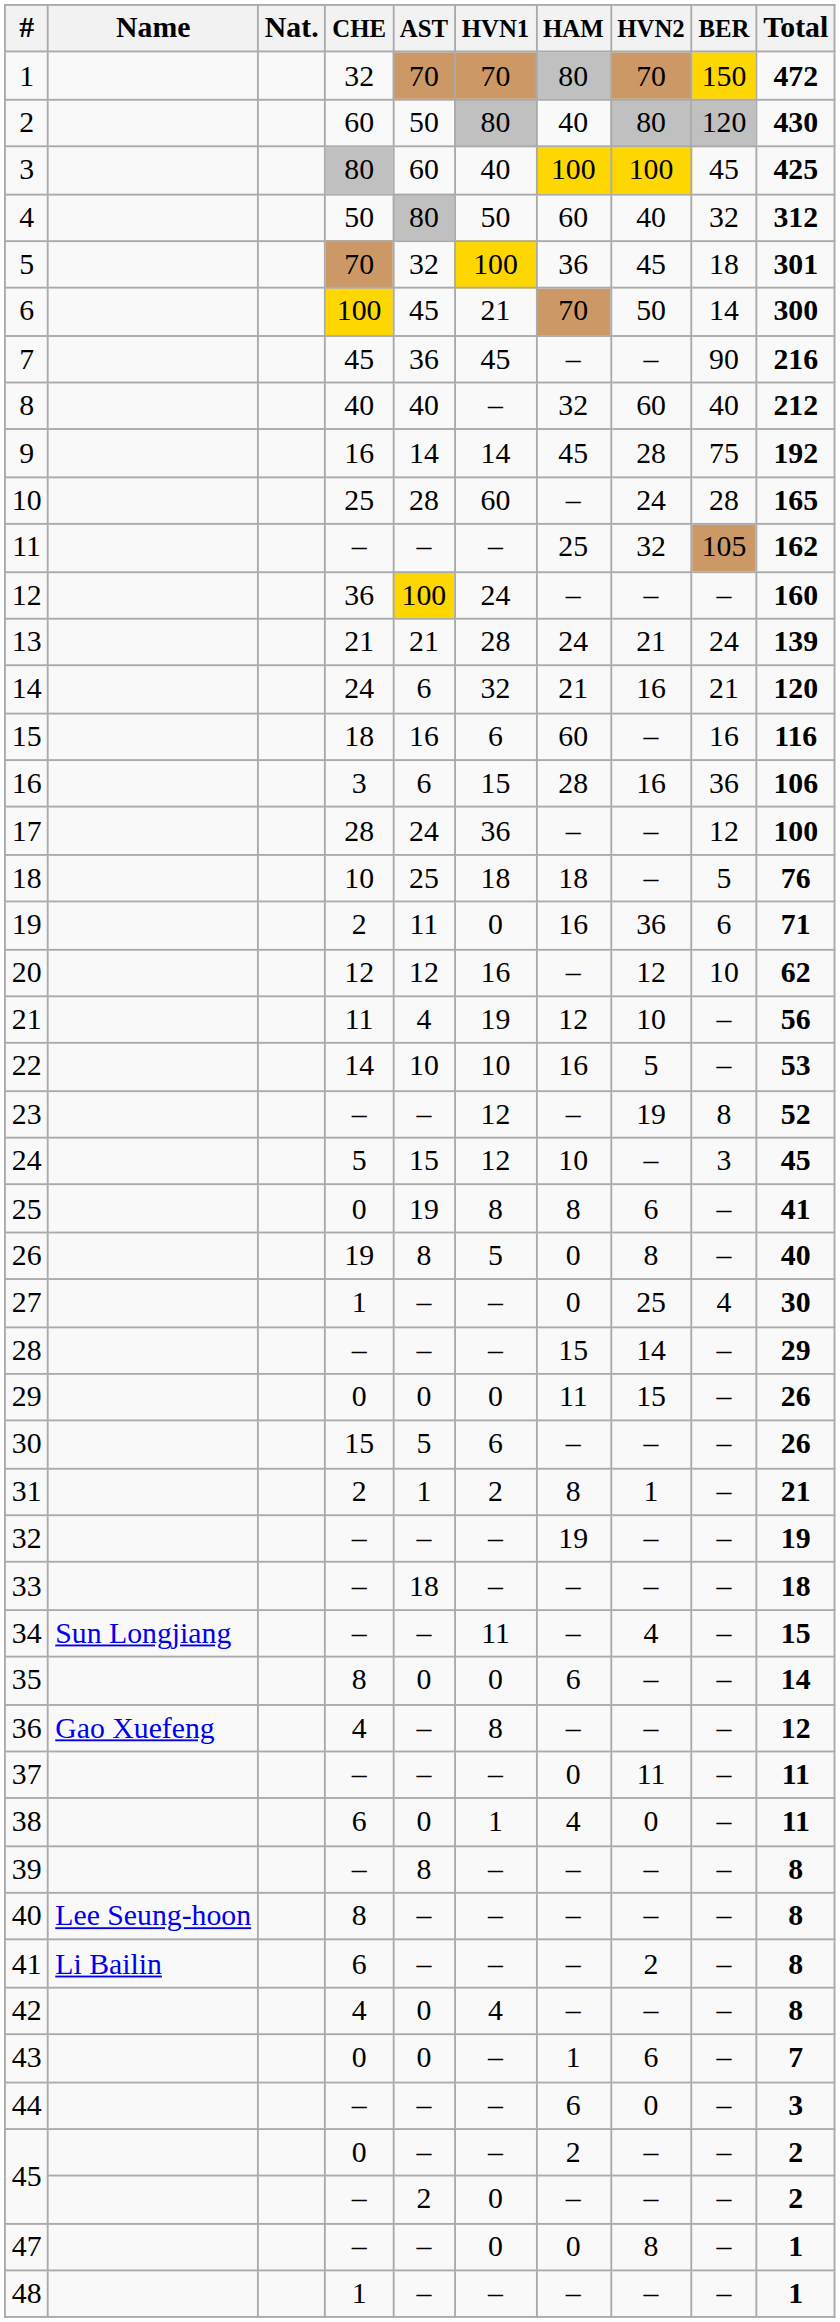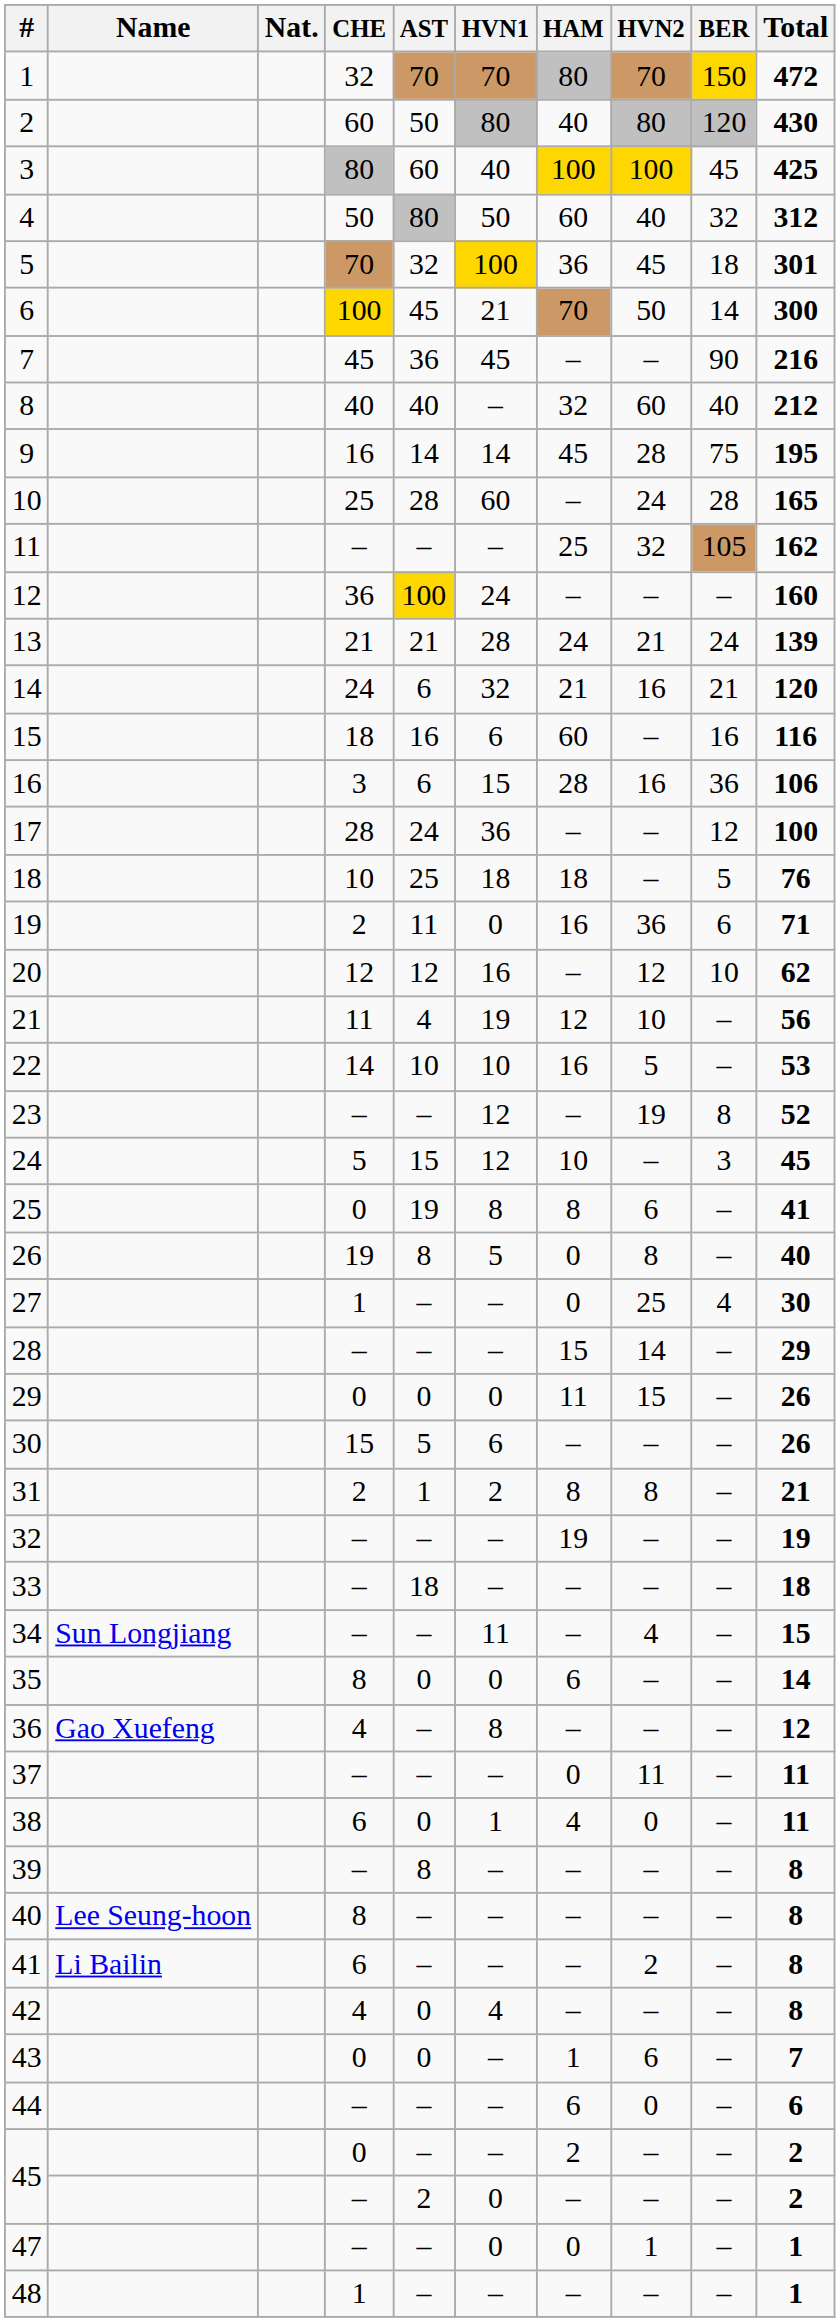(796, 452) 192 -> (796, 452) 195
(651, 1491) 1 -> (651, 1491) 8
(796, 2104) 3 -> (796, 2104) 6
(651, 2246) 8 -> (651, 2246) 1
